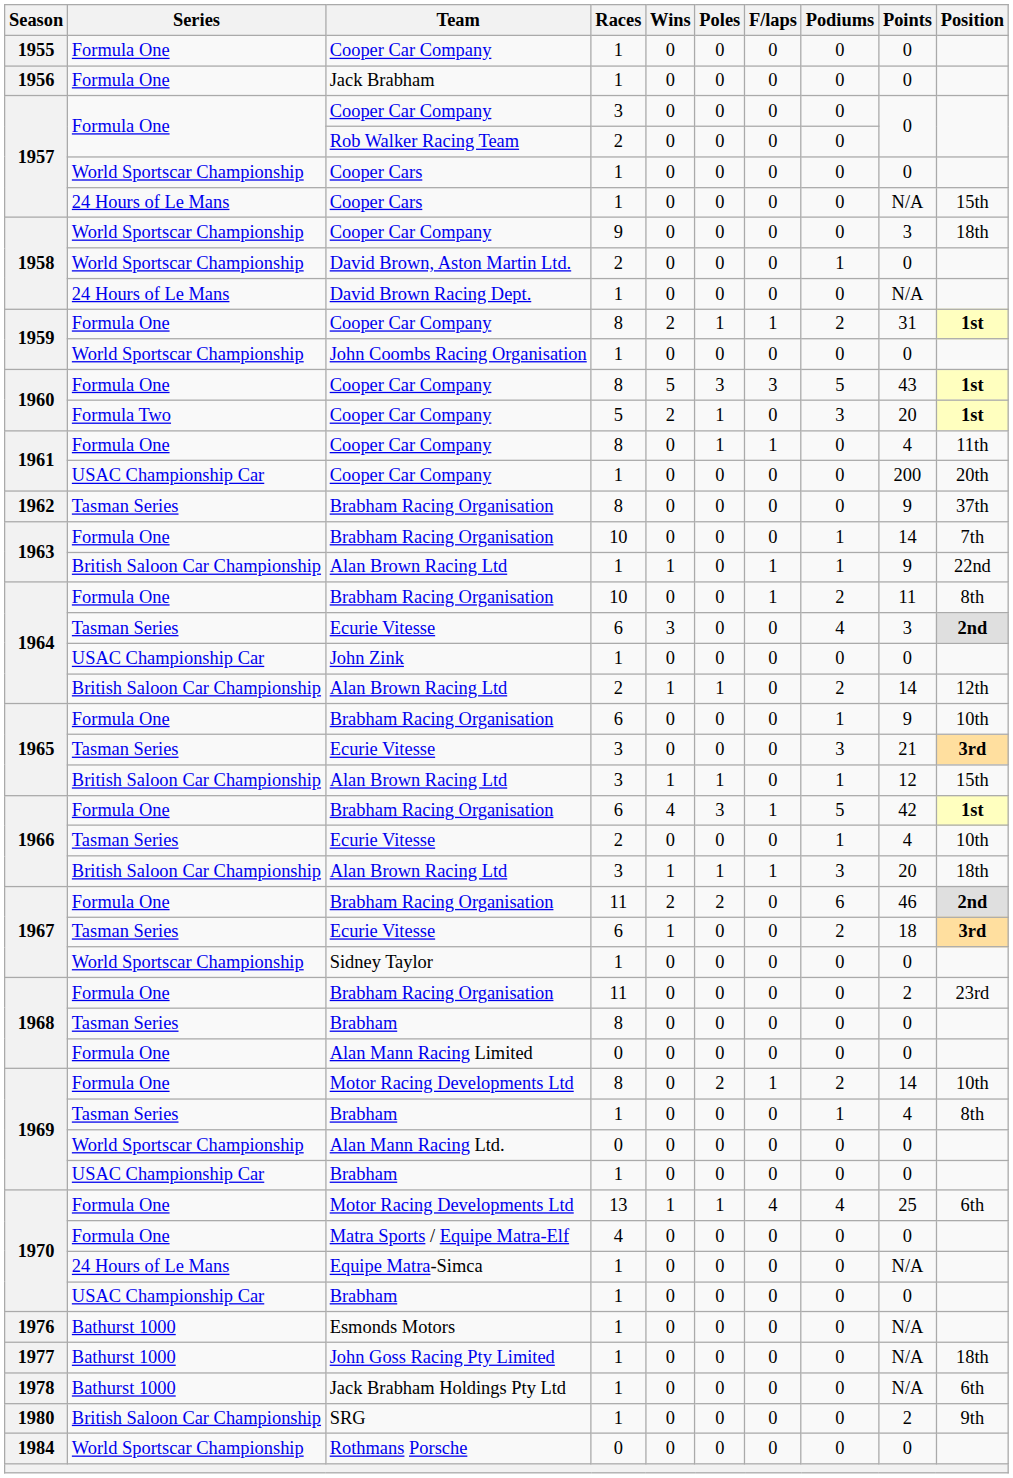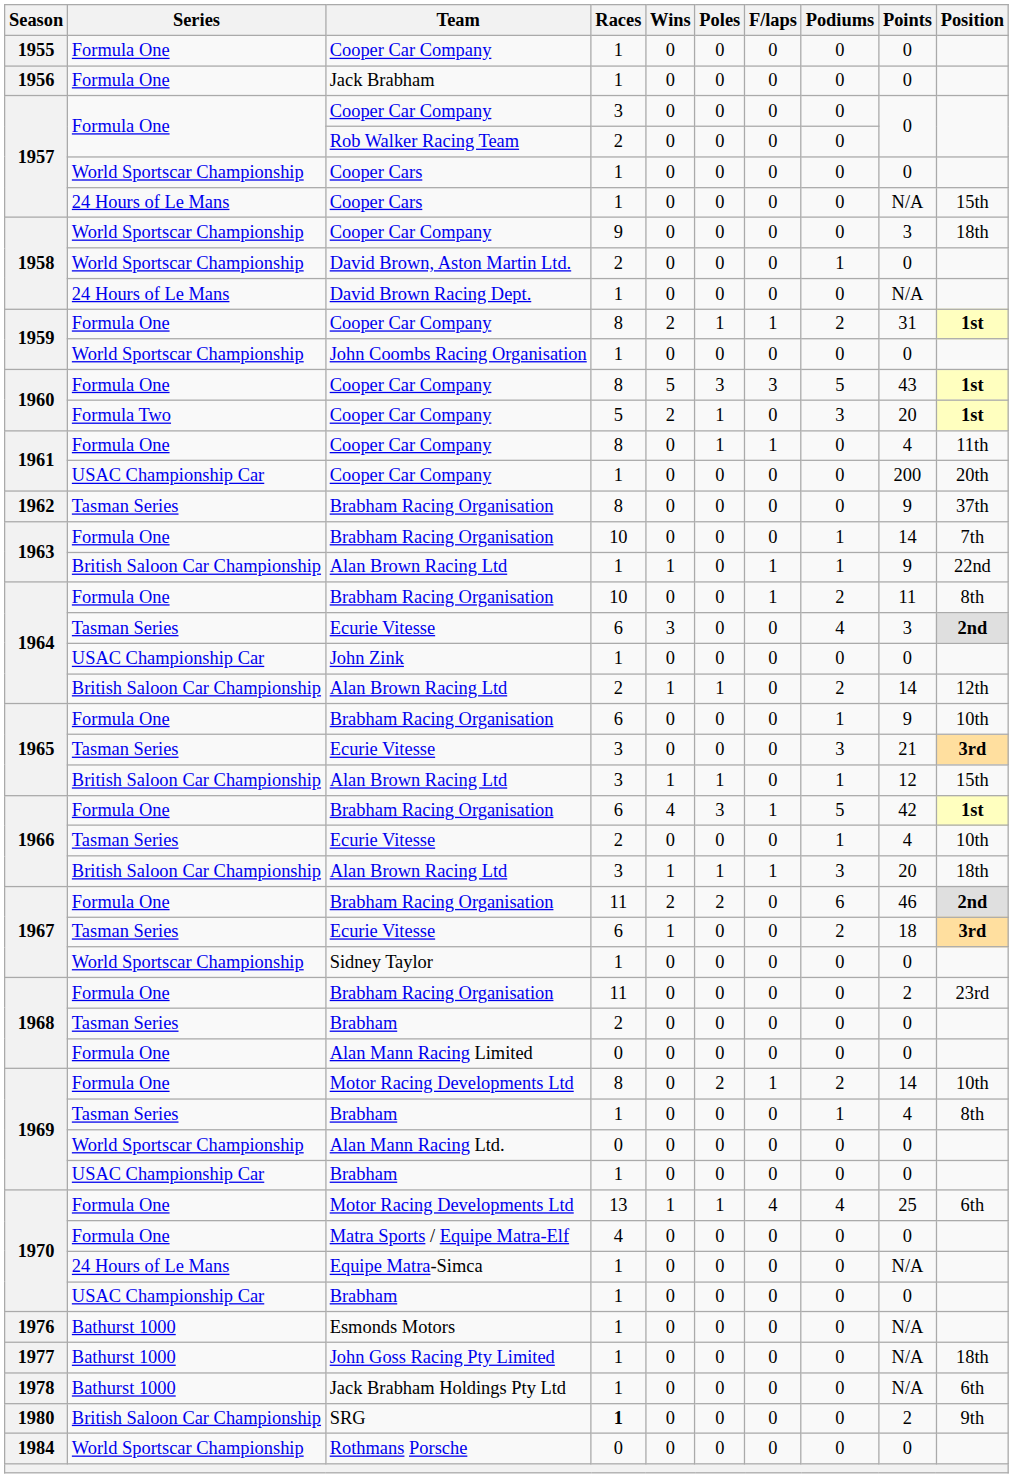(618, 1023) 8 -> (618, 1023) 2
(618, 1418) normal -> (618, 1418) bold
